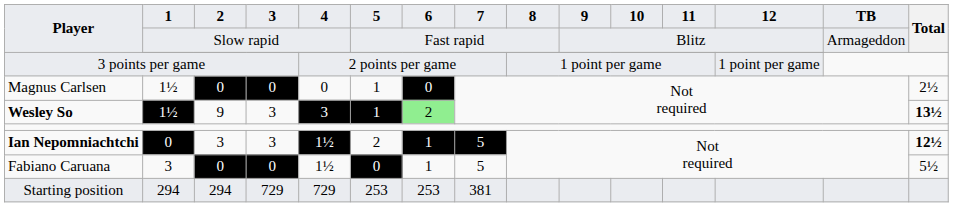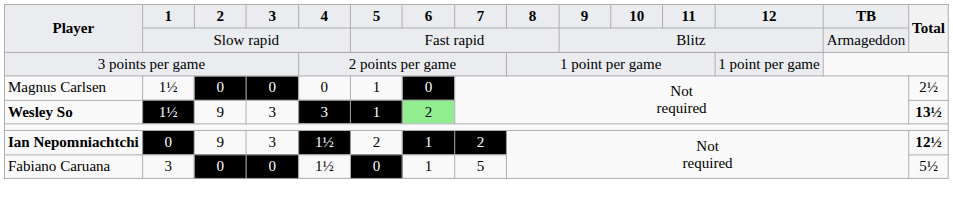(220, 142) 3 -> (220, 142) 9
(481, 142) 5 -> (481, 142) 2
- row: (73, 190)
